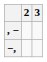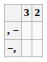columns swapped: (37, 13) <-> (27, 13)
